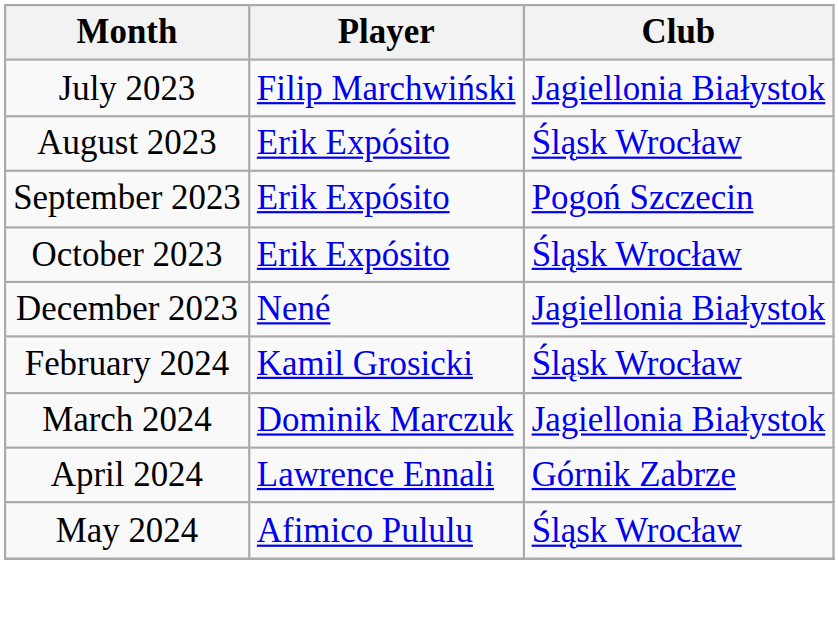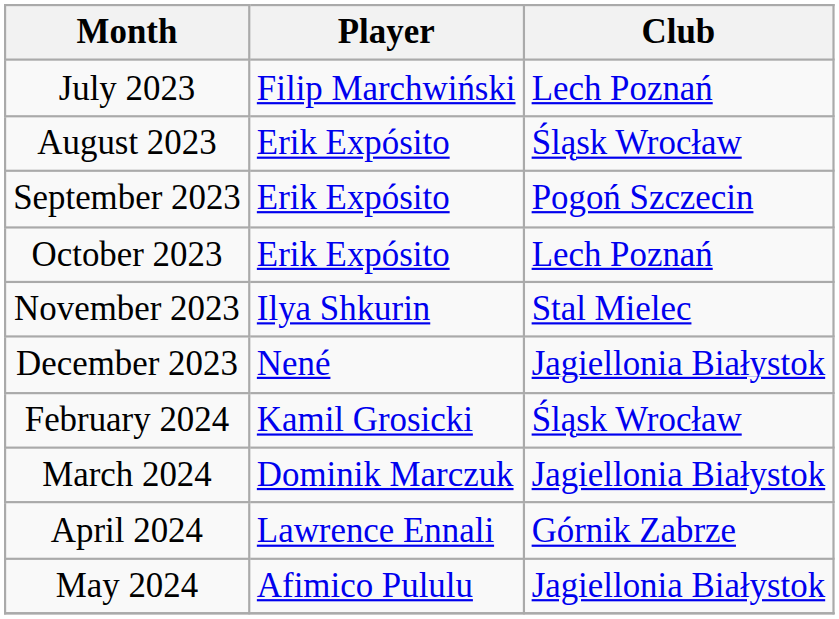(678, 87) Jagiellonia Białystok -> (622, 87) Lech Poznań
(637, 253) Śląsk Wrocław -> (622, 253) Lech Poznań
+ row: (127, 308)
(637, 530) Śląsk Wrocław -> (678, 585) Jagiellonia Białystok
